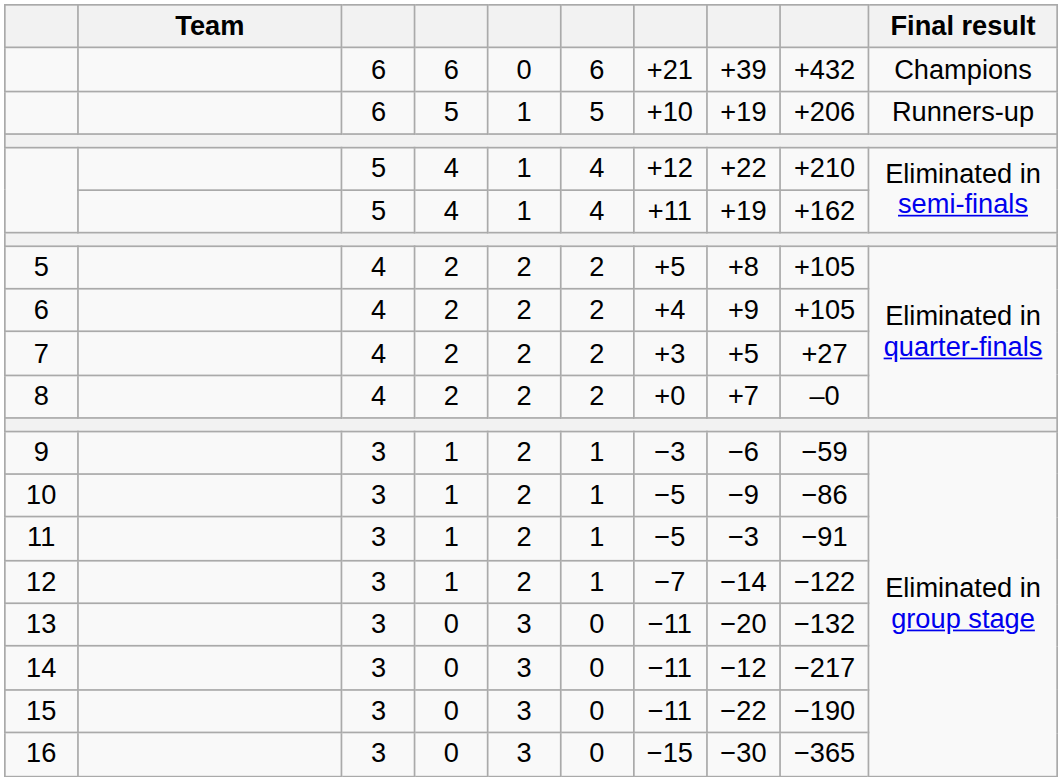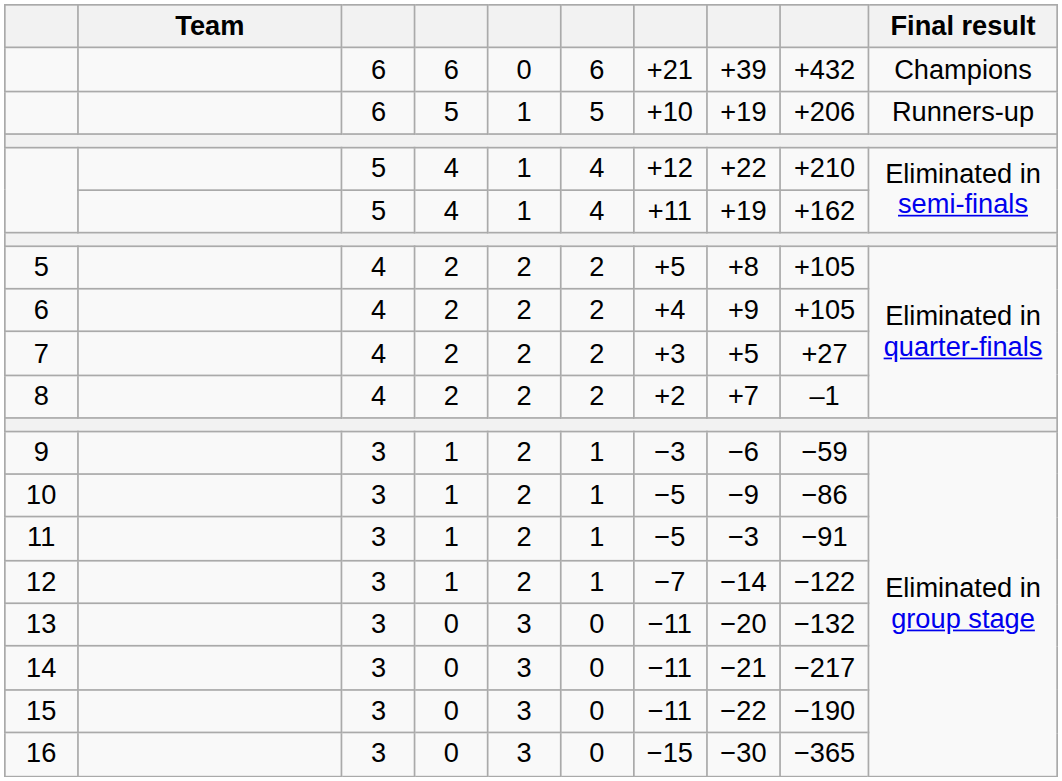(670, 396) +0 -> (670, 396) +2
(825, 396) –0 -> (825, 396) –1
(743, 667) −12 -> (743, 667) −21
